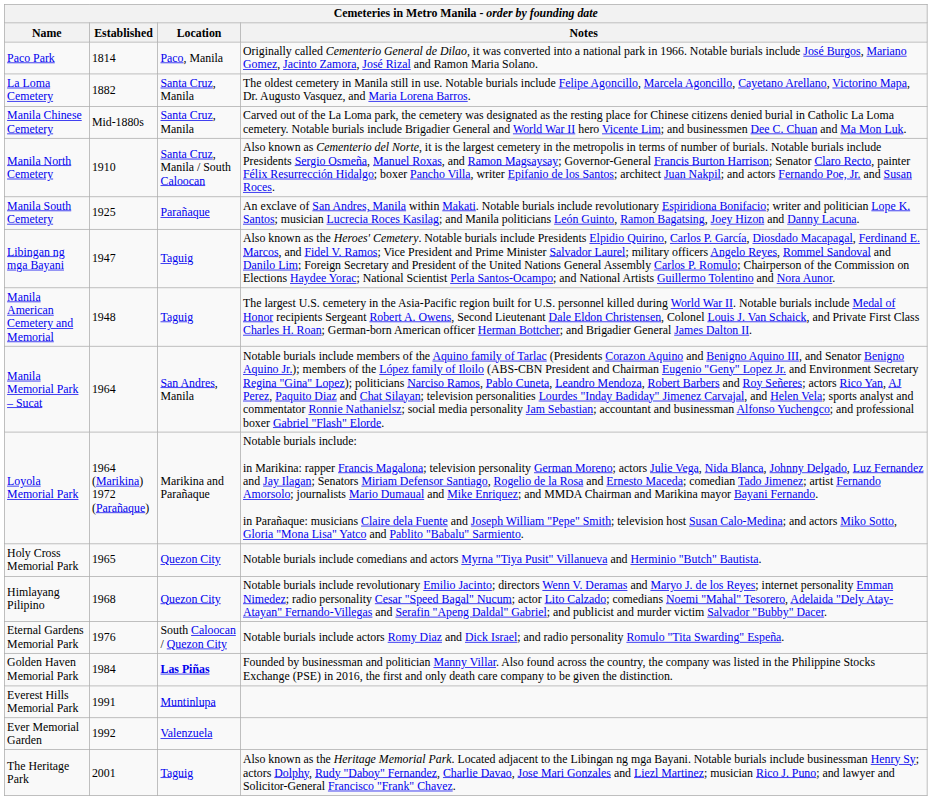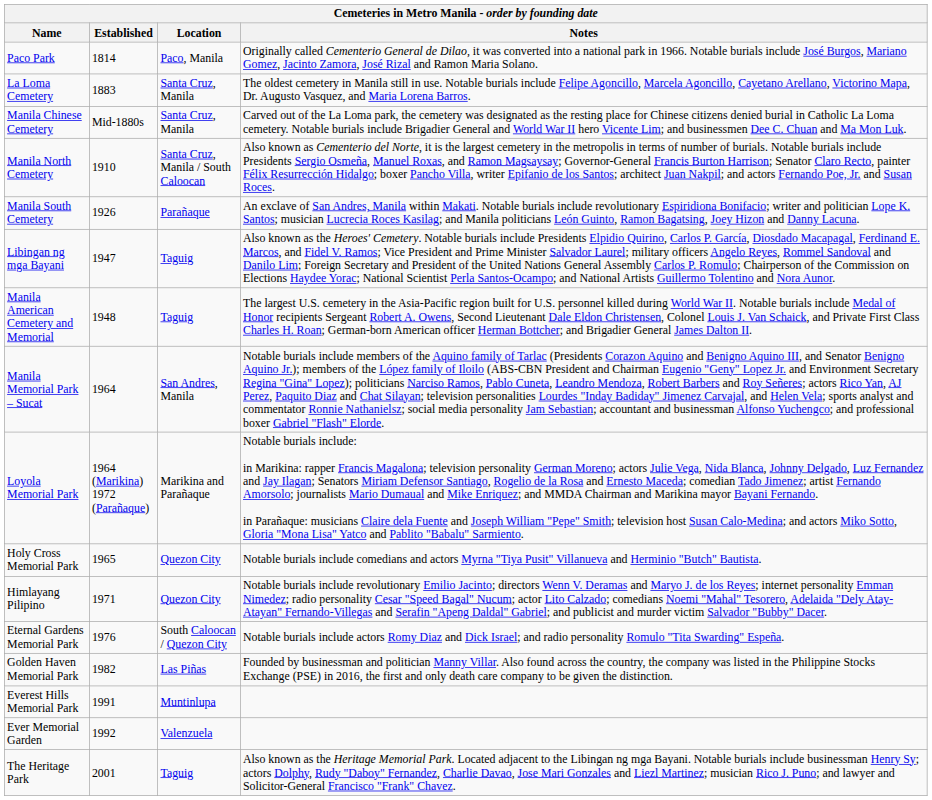(104, 90) 1882 -> (104, 90) 1883
(104, 213) 1925 -> (104, 213) 1926
(104, 598) 1968 -> (104, 598) 1971
(104, 669) 1984 -> (104, 669) 1982
(185, 669) bold -> (183, 669) normal
